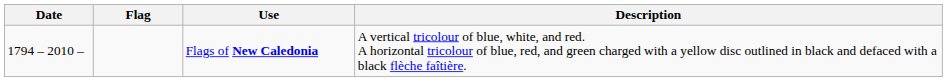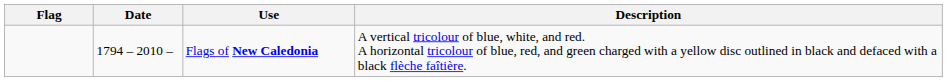columns swapped: (138, 15) <-> (49, 15)
